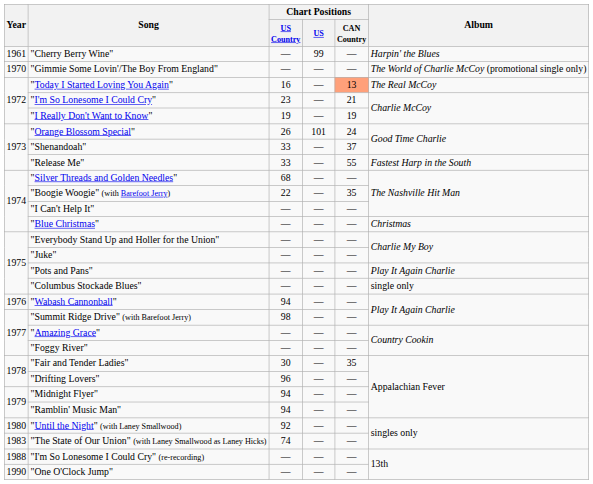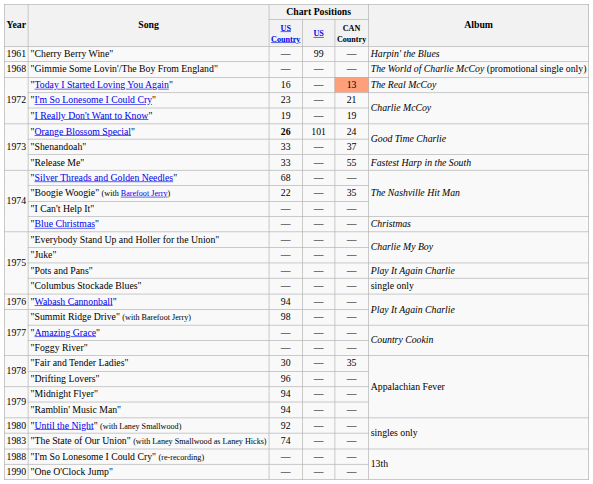(16, 69) 1970 -> (16, 69) 1968
(286, 131) normal -> (286, 131) bold
